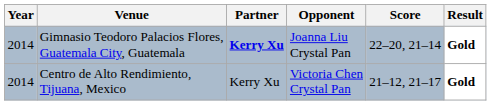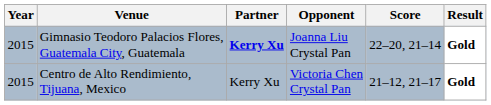(21, 45) 2014 -> (21, 45) 2015
(21, 82) 2014 -> (21, 82) 2015
